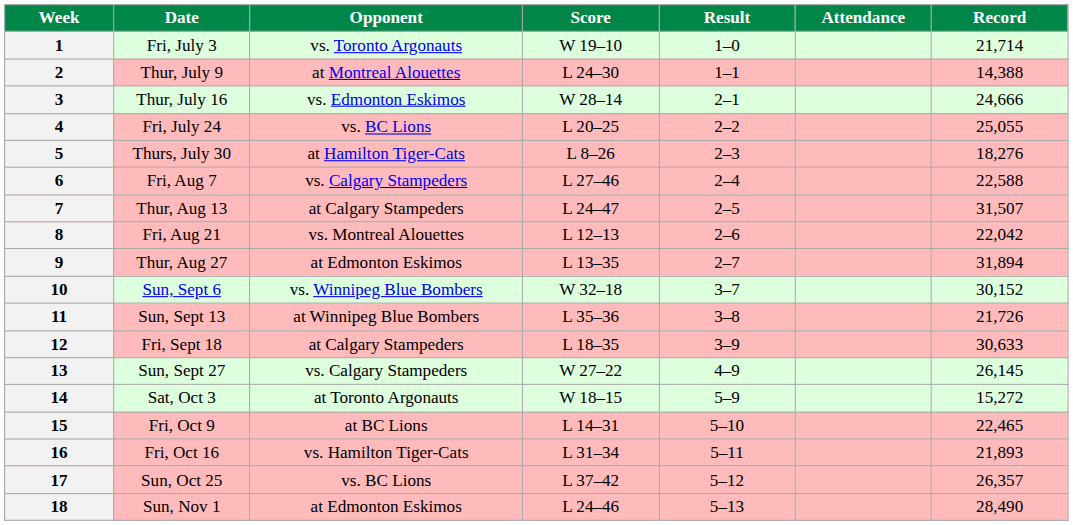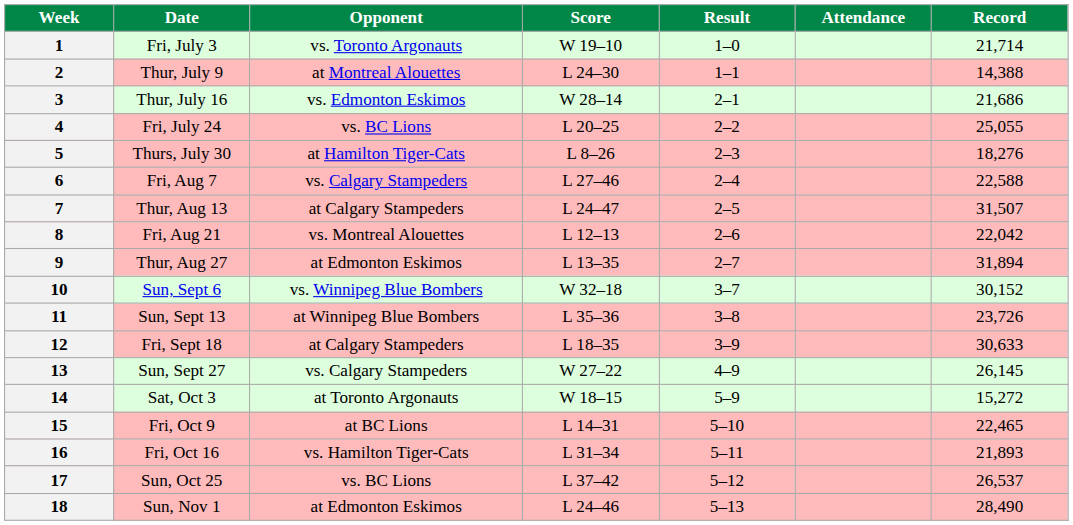(1000, 99) 24,666 -> (1000, 99) 21,686
(1000, 316) 21,726 -> (1000, 316) 23,726
(1000, 479) 26,357 -> (1000, 479) 26,537
